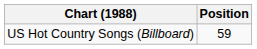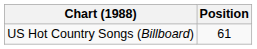(224, 34) 59 -> (224, 34) 61
